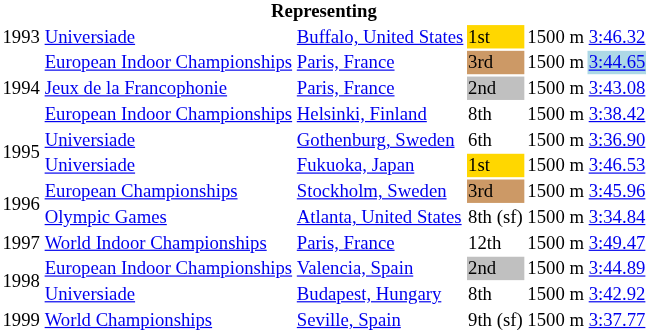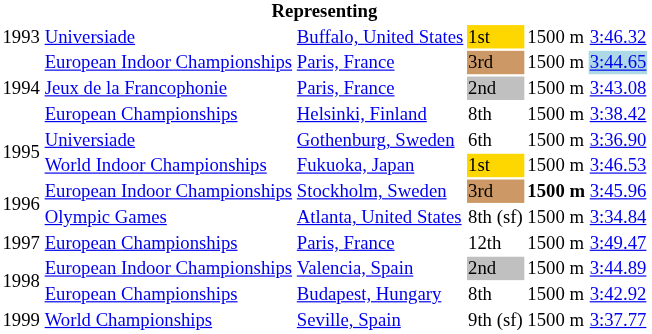(168, 113) European Indoor Championships -> (141, 113) European Championships
(90, 165) Universiade -> (156, 165) World Indoor Championships
(141, 191) European Championships -> (168, 191) European Indoor Championships
(556, 191) normal -> (556, 191) bold
(156, 242) World Indoor Championships -> (141, 242) European Championships
(90, 294) Universiade -> (141, 294) European Championships
